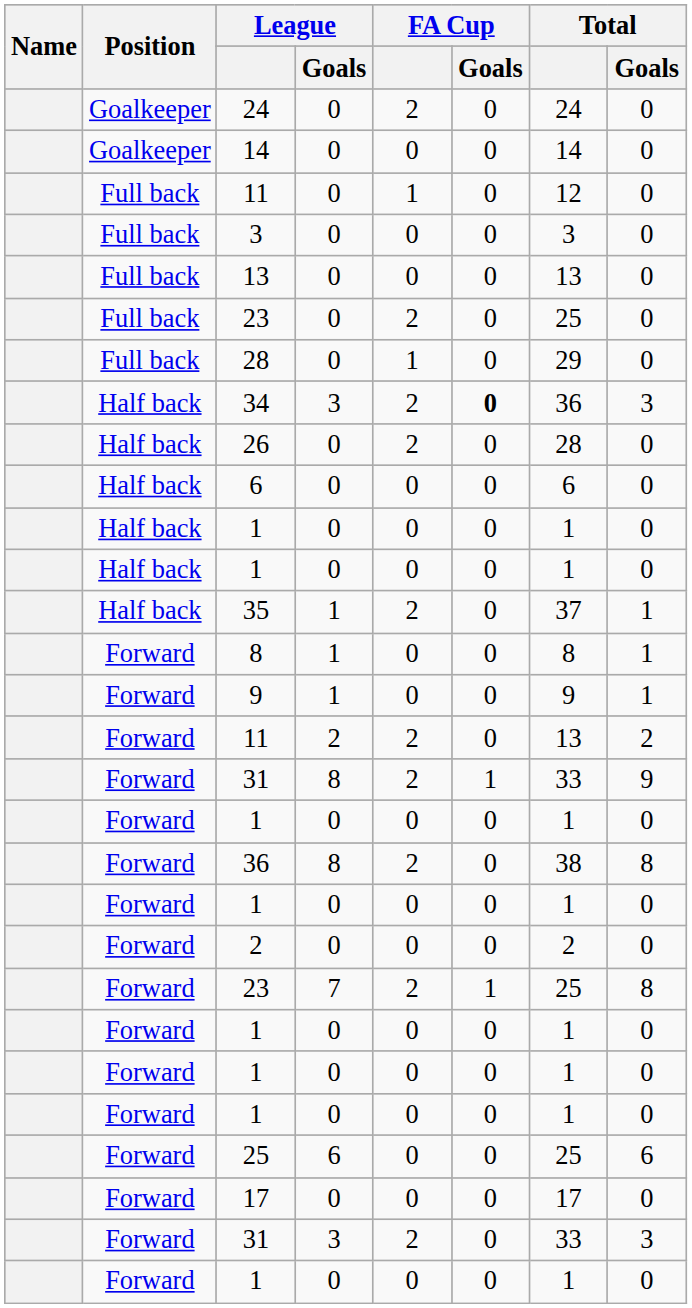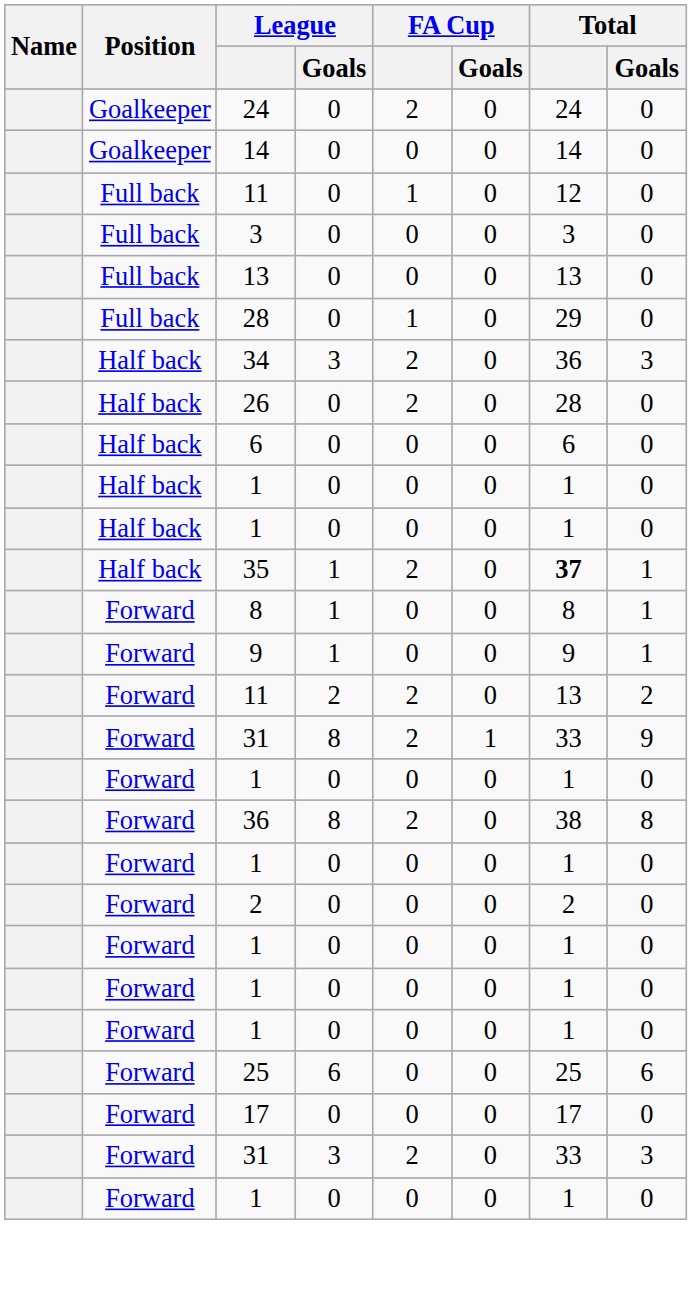- row: (256, 318)
(490, 402) bold -> (490, 360) normal
(569, 611) normal -> (569, 569) bold
- row: (256, 988)
